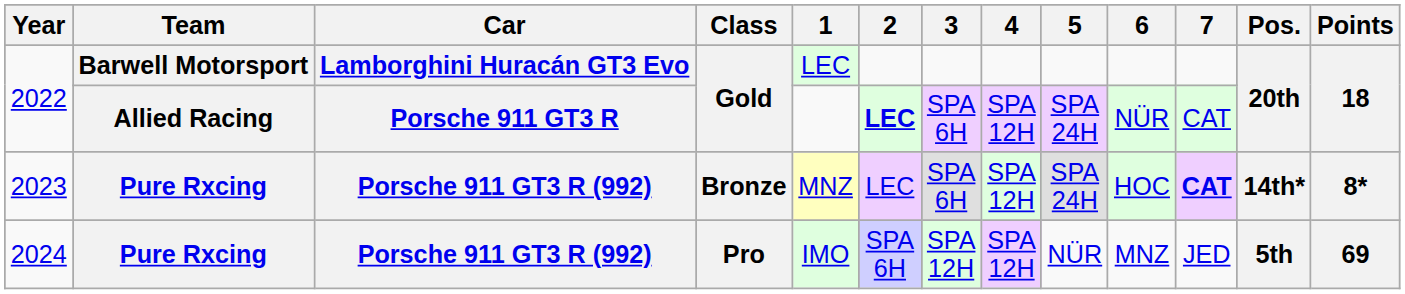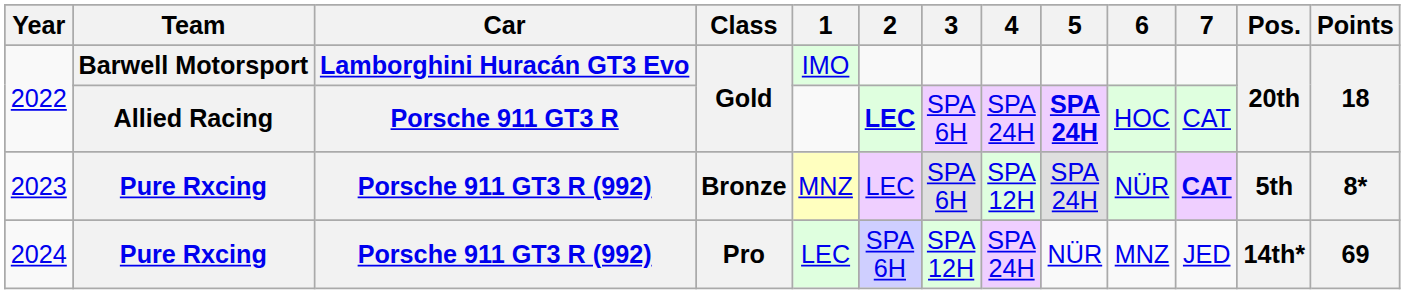(826, 65) LEC -> (826, 65) IMO
(1012, 119) SPA 12H -> (1012, 119) SPA 24H
(1075, 119) normal -> (1075, 119) bold
(1142, 119) NÜR -> (1142, 119) HOC
(1142, 187) HOC -> (1142, 187) NÜR
(1274, 187) 14th* -> (1274, 187) 5th
(826, 254) IMO -> (826, 254) LEC
(1012, 254) SPA 12H -> (1012, 254) SPA 24H
(1274, 254) 5th -> (1274, 254) 14th*
